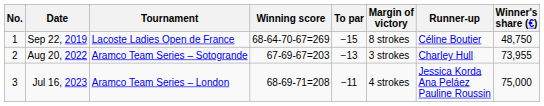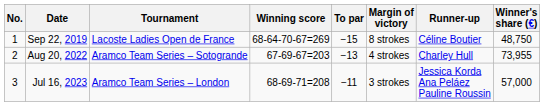(389, 55) 3 strokes -> (389, 55) 4 strokes
(389, 83) 4 strokes -> (389, 83) 3 strokes
(516, 83) 75,000 -> (516, 83) 57,000
